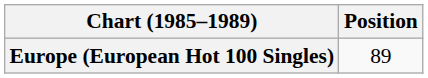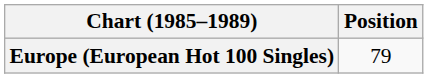(381, 55) 89 -> (381, 55) 79
